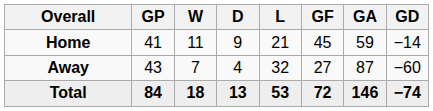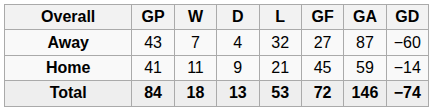rows swapped: (68, 42) <-> (68, 67)
